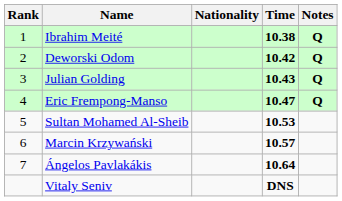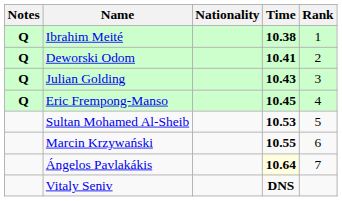columns swapped: (23, 15) <-> (318, 15)
(280, 57) 10.42 -> (281, 57) 10.41
(280, 100) 10.47 -> (281, 100) 10.45
(280, 143) 10.57 -> (281, 143) 10.55
(280, 164) no background -> (281, 164) lightyellow background
